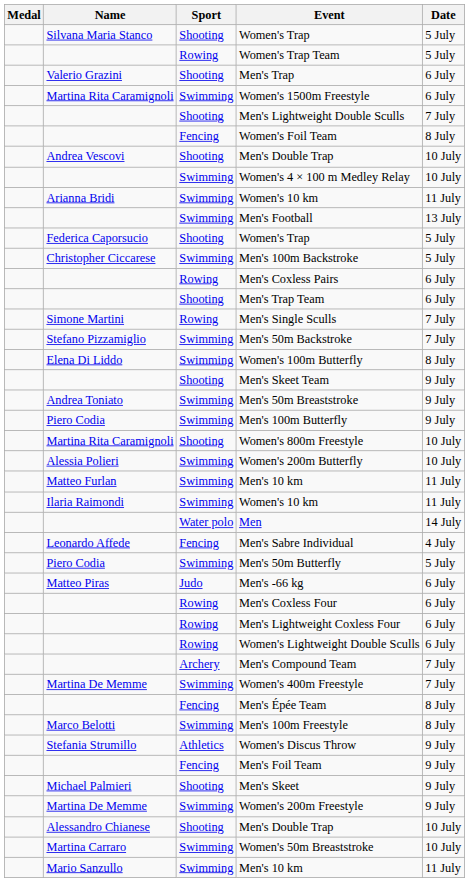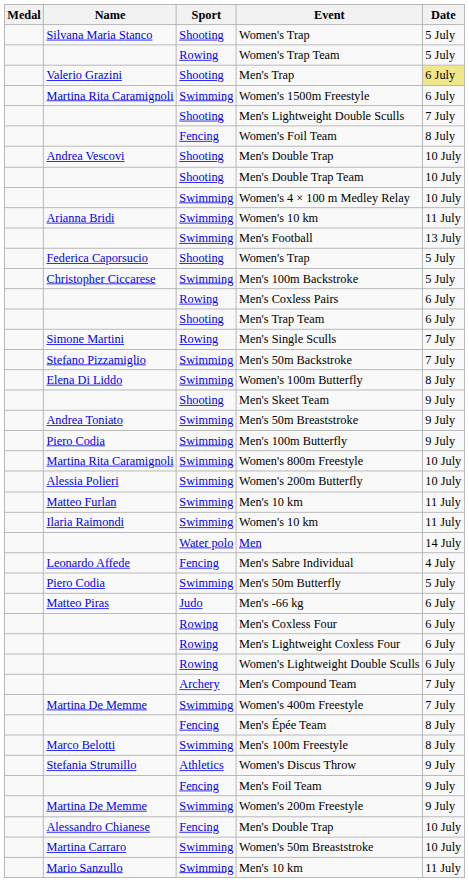(440, 75) no background -> (440, 75) khaki background
+ row: (110, 177)
(202, 441) Shooting -> (206, 461) Swimming
- row: (89, 786)
(202, 826) Shooting -> (199, 826) Fencing
